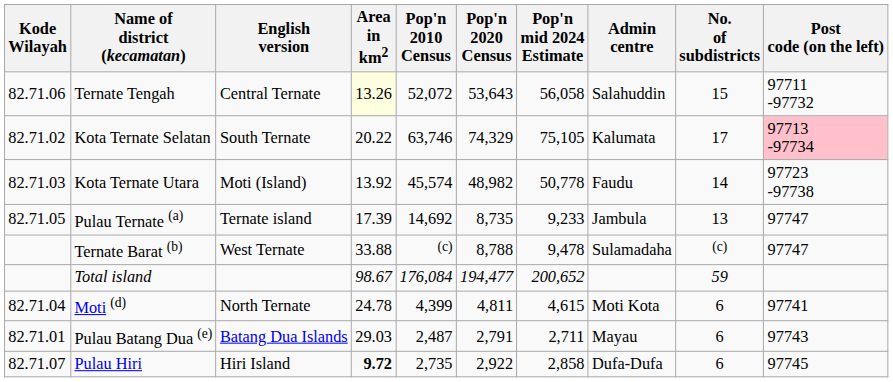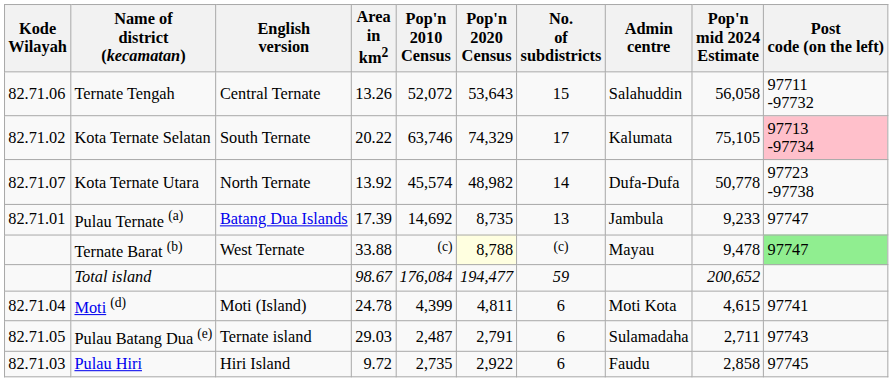columns swapped: (553, 38) <-> (720, 38)
(374, 93) lightyellow background -> (374, 93) no background
(37, 182) 82.71.03 -> (37, 182) 82.71.07
(263, 182) Moti (Island) -> (265, 182) North Ternate
(612, 182) Faudu -> (644, 182) Dufa-Dufa
(37, 219) 82.71.05 -> (37, 219) 82.71.01
(266, 219) Ternate island -> (284, 219) Batang Dua Islands
(495, 249) no background -> (495, 249) lightyellow background
(632, 249) Sulamadaha -> (631, 249) Mayau
(788, 249) no background -> (788, 249) lightgreen background
(265, 305) North Ternate -> (263, 305) Moti (Island)
(37, 336) 82.71.01 -> (37, 336) 82.71.05
(284, 336) Batang Dua Islands -> (266, 336) Ternate island
(615, 336) Mayau -> (649, 336) Sulamadaha
(37, 364) 82.71.07 -> (37, 364) 82.71.03
(378, 364) bold -> (378, 364) normal
(627, 364) Dufa-Dufa -> (629, 364) Faudu
